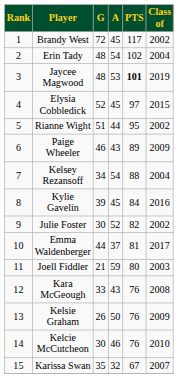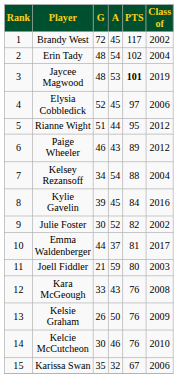(160, 104) 2015 -> (160, 104) 2006
(160, 126) 2002 -> (160, 126) 2012
(160, 148) 2009 -> (160, 148) 2012
(160, 365) 2007 -> (160, 365) 2006
